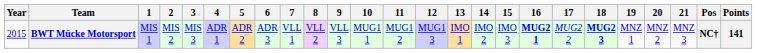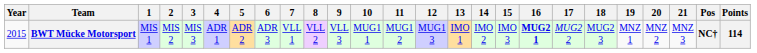(601, 34) bold -> (601, 34) normal
(736, 34) 141 -> (735, 34) 114
